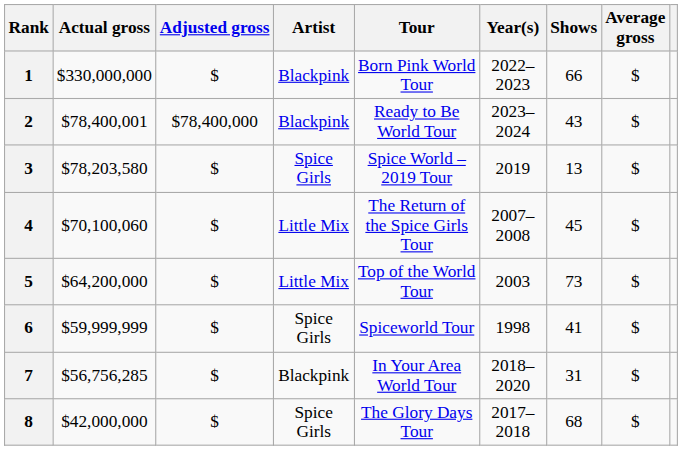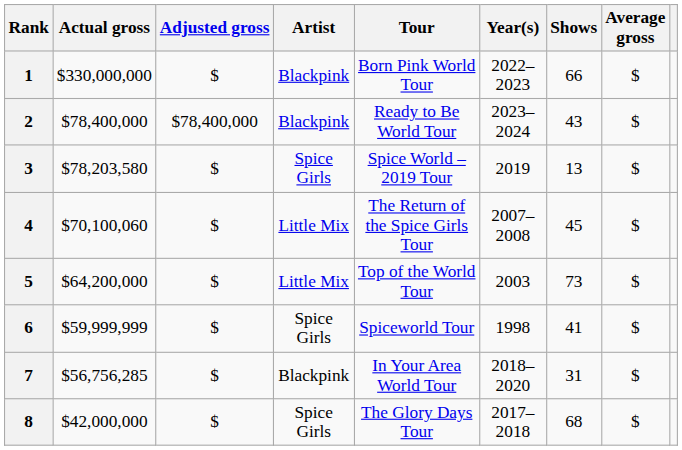(104, 121) $78,400,001 -> (104, 121) $78,400,000
